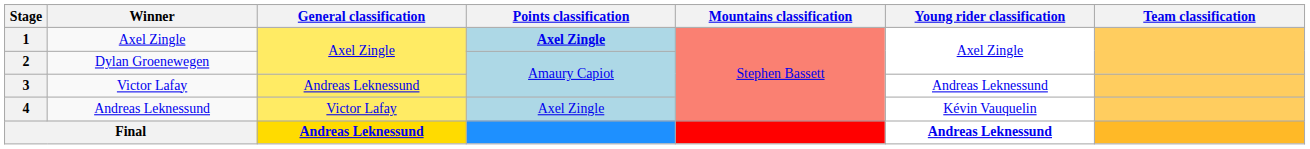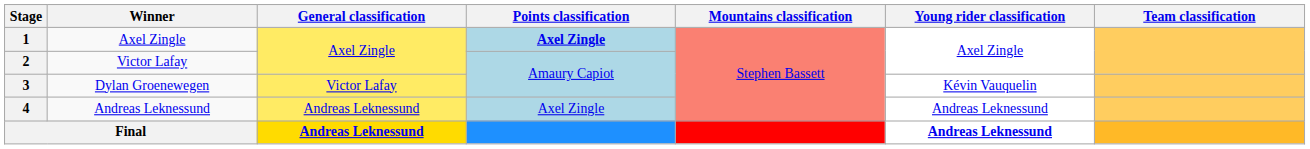(152, 62) Dylan Groenewegen -> (152, 62) Victor Lafay
(152, 86) Victor Lafay -> (152, 86) Dylan Groenewegen
(362, 86) Andreas Leknessund -> (362, 86) Victor Lafay
(990, 86) Andreas Leknessund -> (990, 86) Kévin Vauquelin
(362, 109) Victor Lafay -> (362, 109) Andreas Leknessund
(990, 109) Kévin Vauquelin -> (990, 109) Andreas Leknessund
